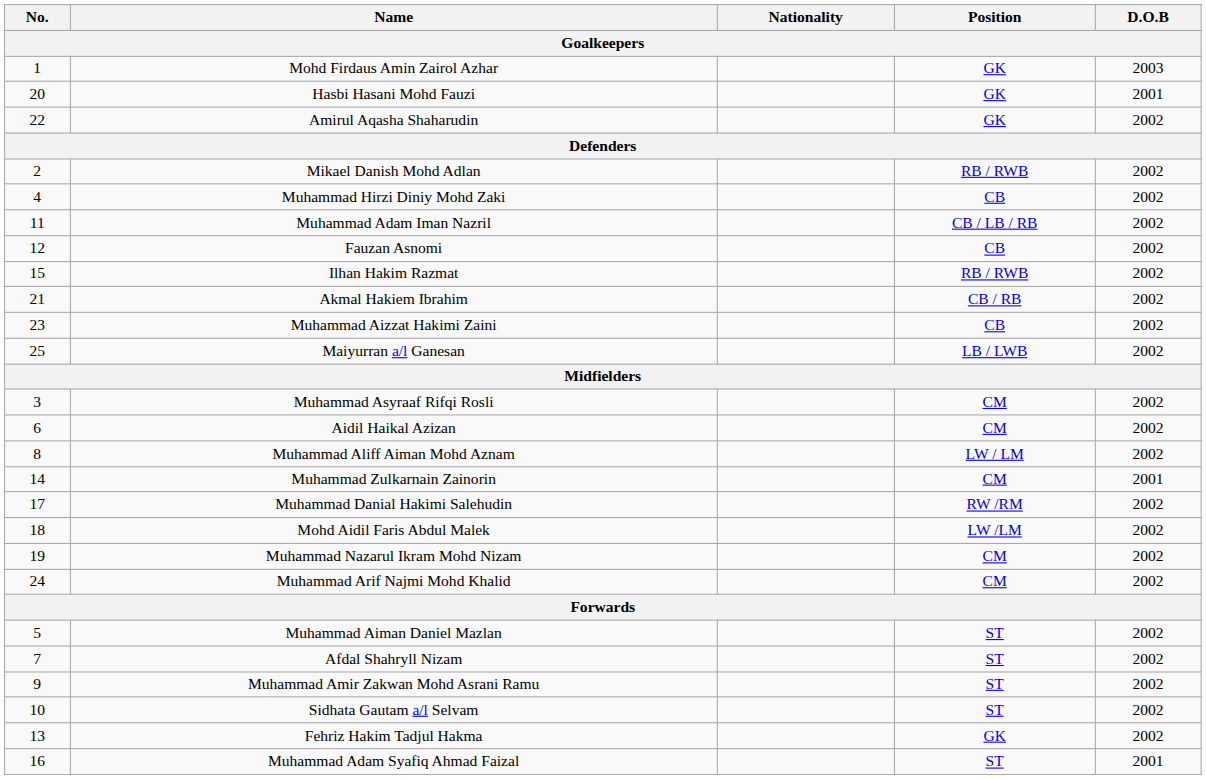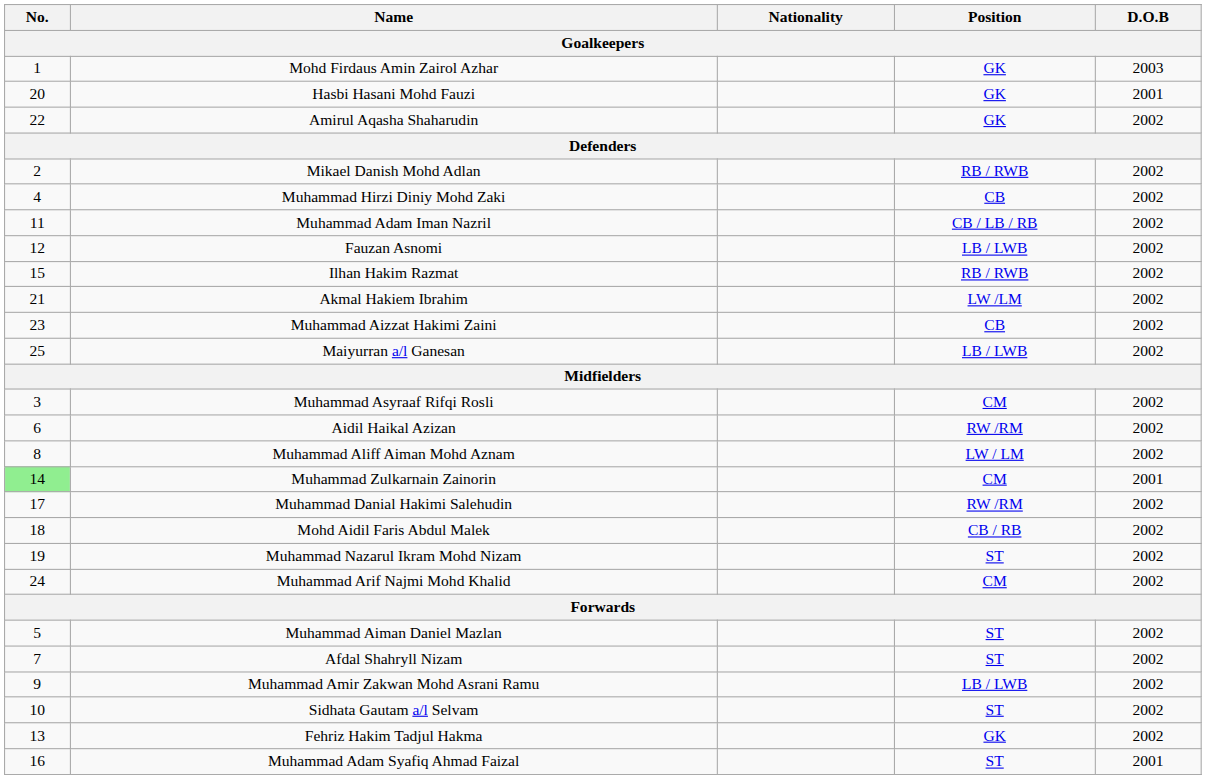(995, 248) CB -> (995, 248) LB / LWB
(995, 299) CB / RB -> (995, 299) LW /LM
(995, 428) CM -> (995, 428) RW /RM
(37, 479) no background -> (37, 479) lightgreen background
(995, 530) LW /LM -> (995, 530) CB / RB
(995, 556) CM -> (995, 556) ST
(995, 684) ST -> (995, 684) LB / LWB
